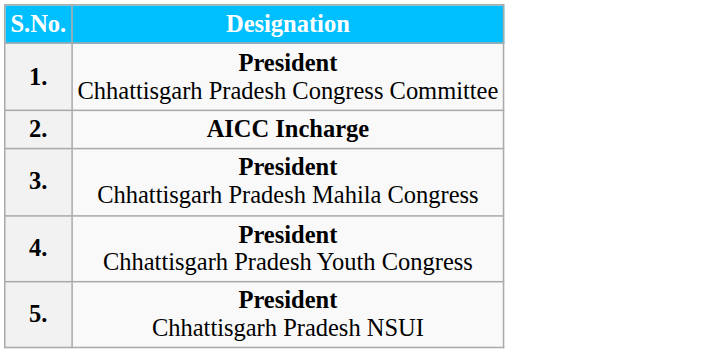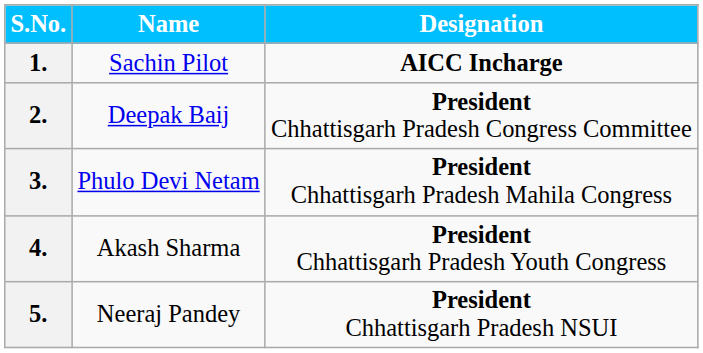+ column: (169, 23)
(288, 76) President Chhattisgarh Pradesh Congress Committee -> (481, 62) AICC Incharge
(288, 129) AICC Incharge -> (481, 115) President Chhattisgarh Pradesh Congress Committee
